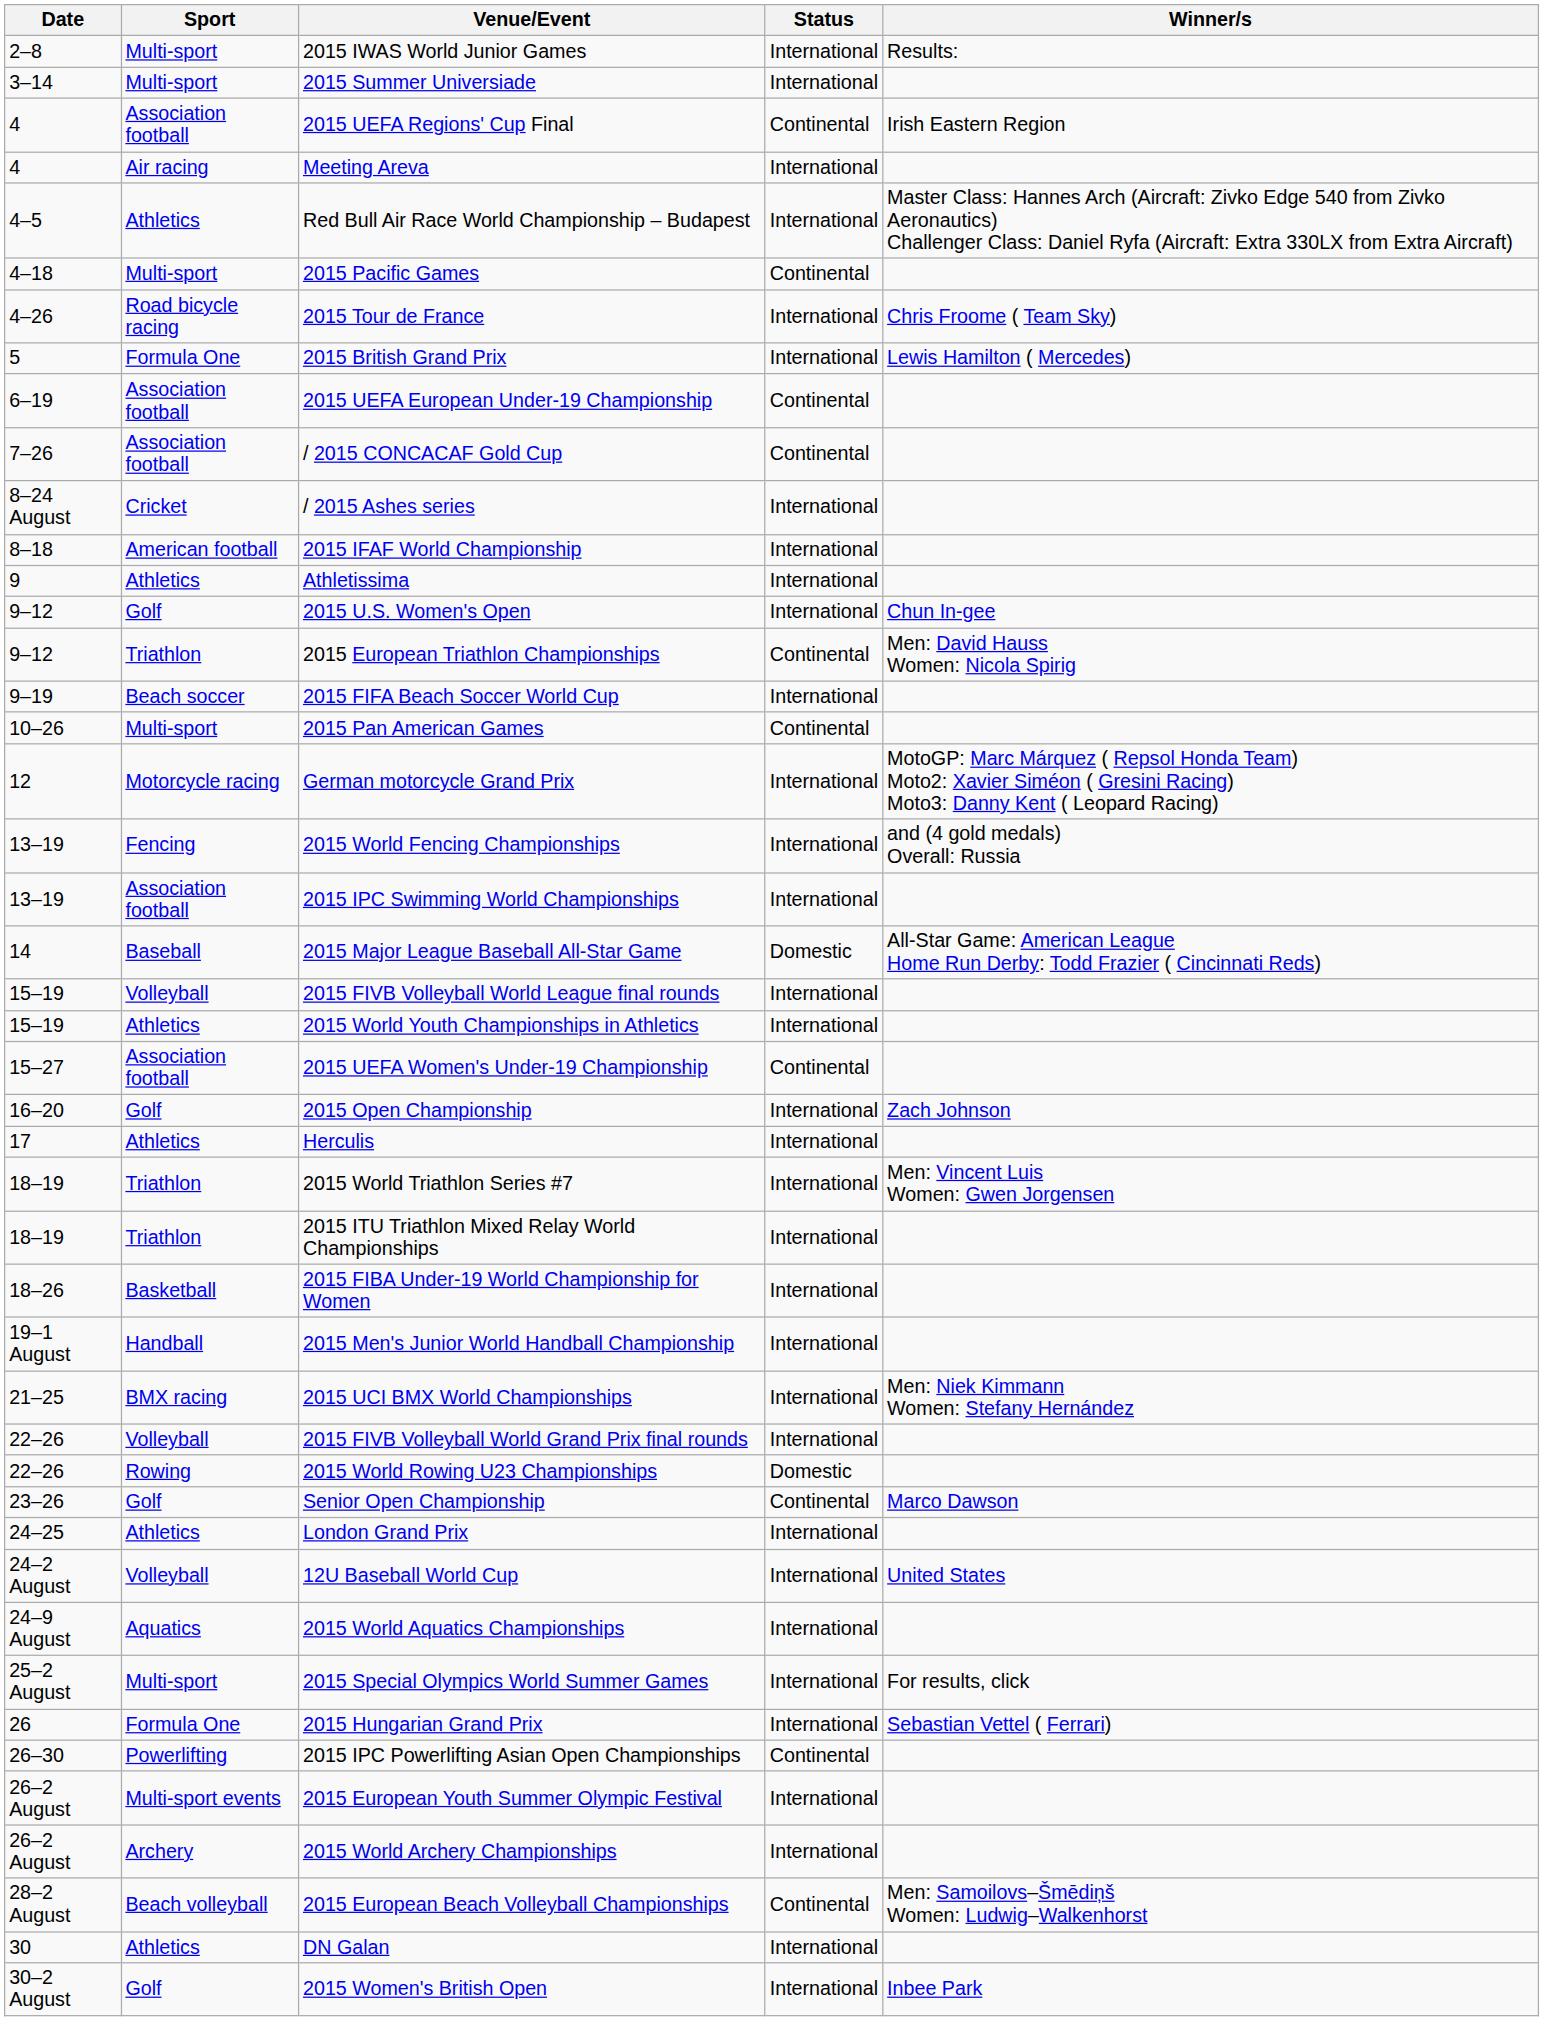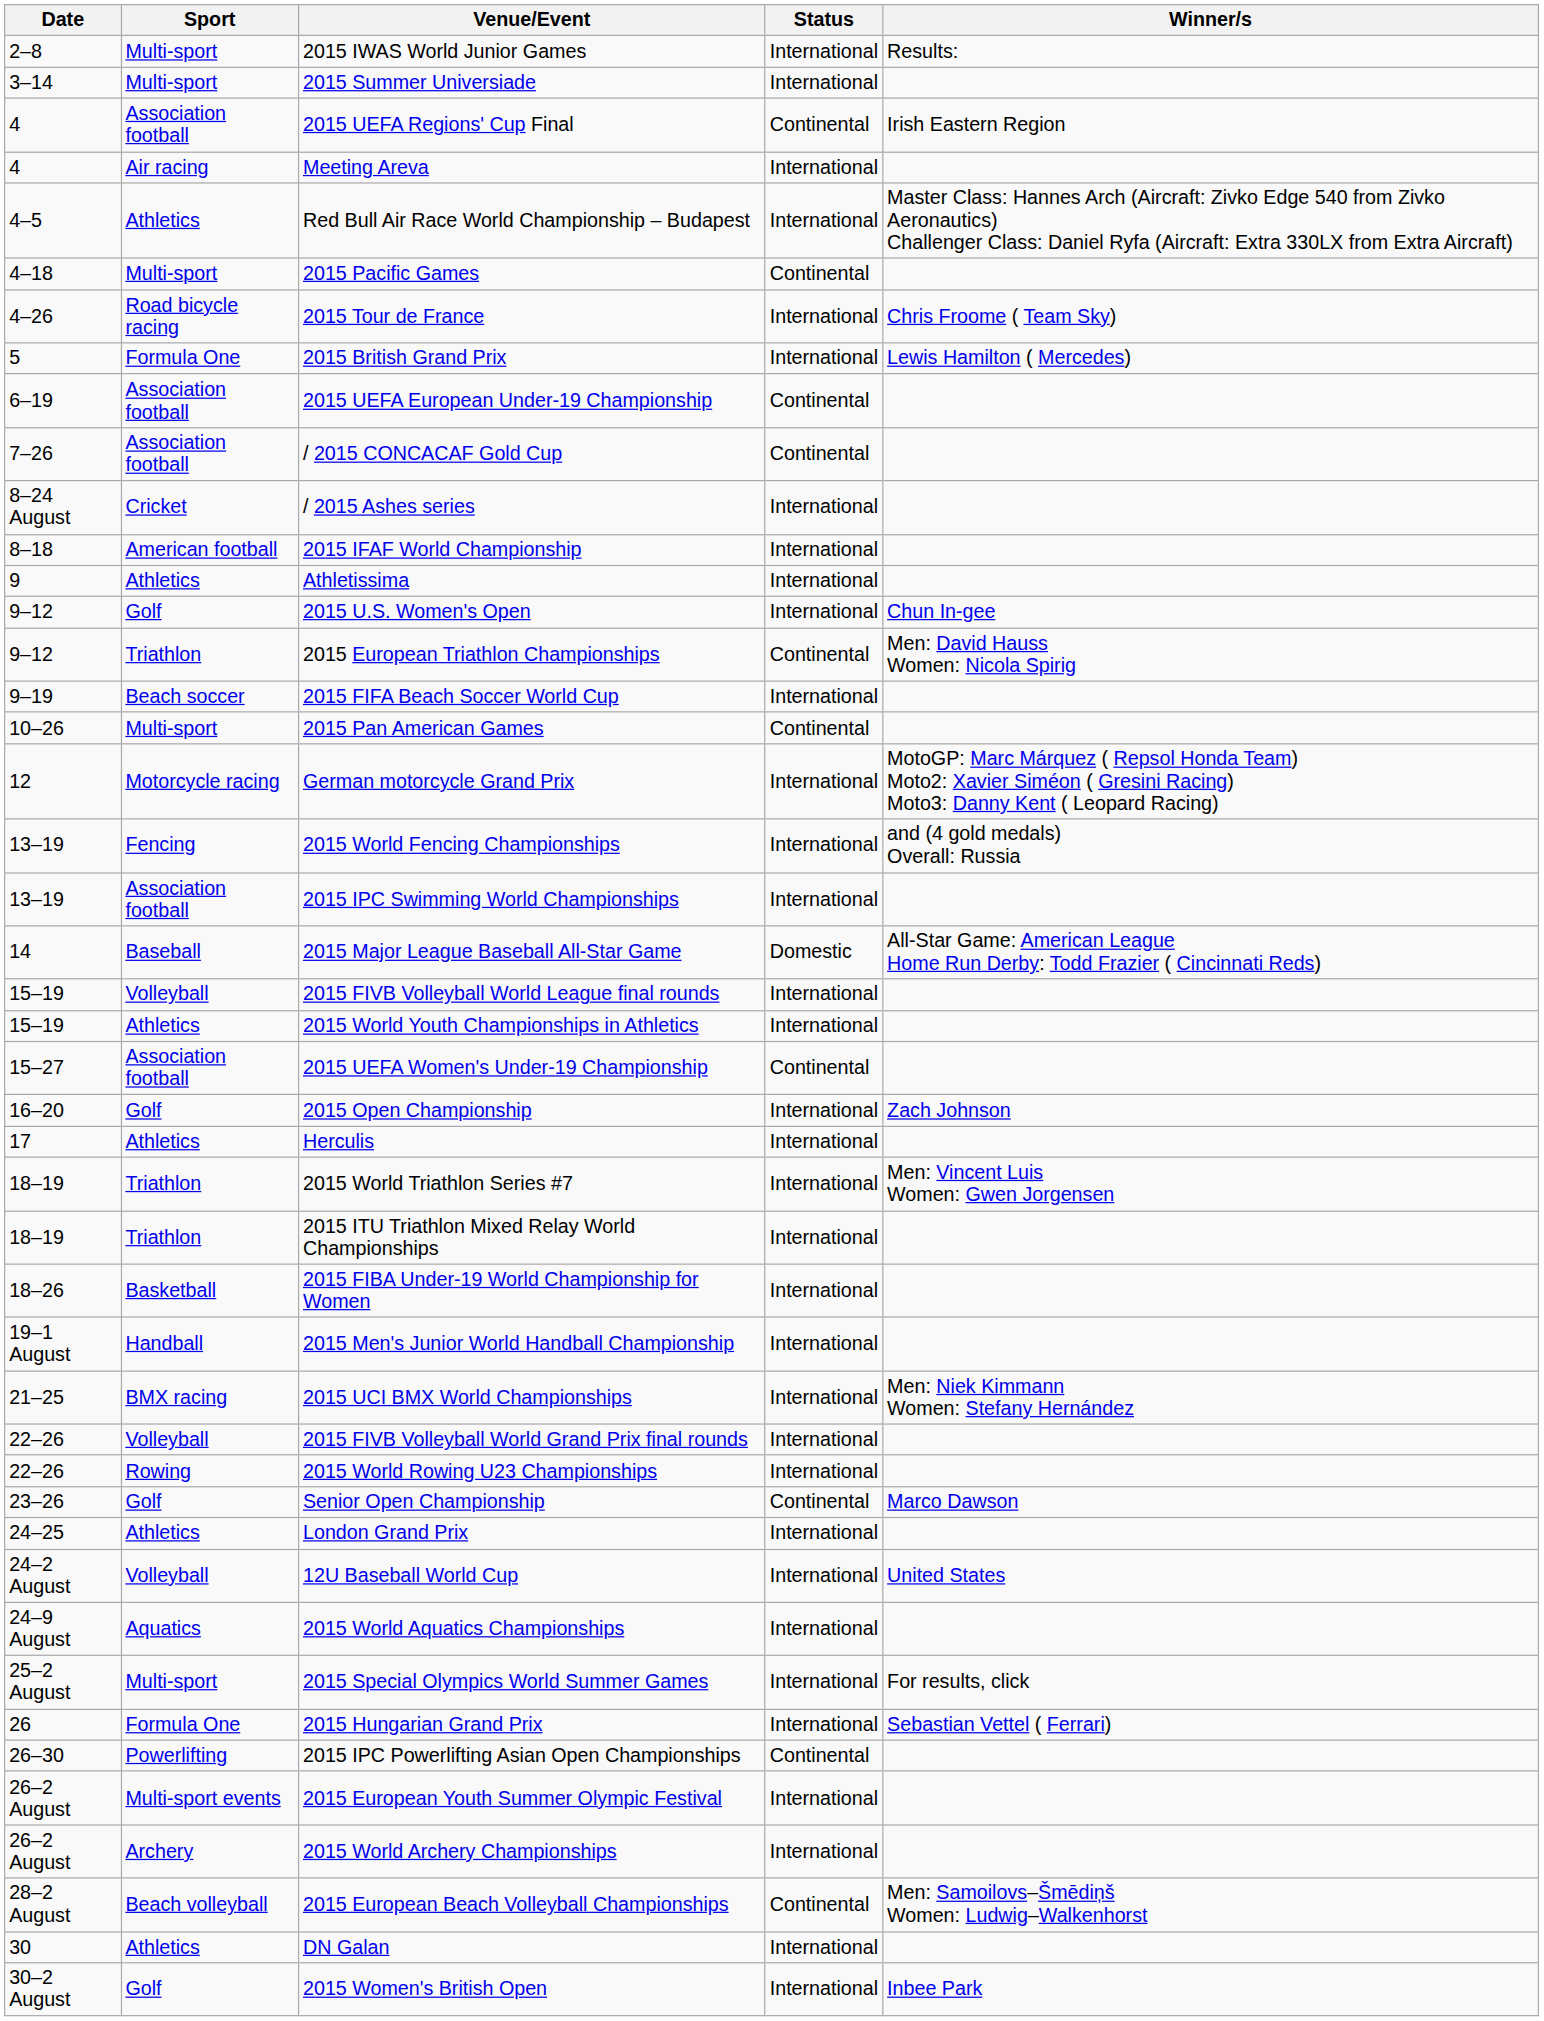(811, 1470) Domestic -> (824, 1470) International
